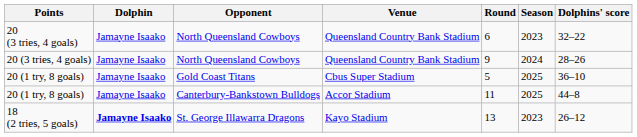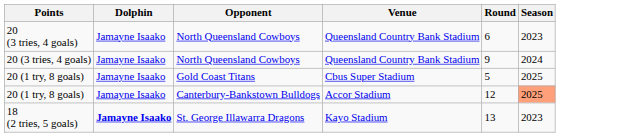- column: (594, 13)
(490, 94) 11 -> (490, 94) 12
(532, 94) no background -> (532, 94) lightsalmon background
